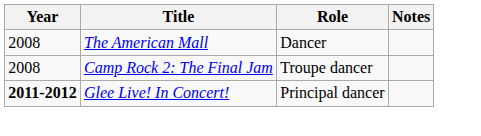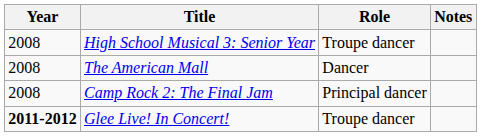+ row: (199, 42)
(326, 67) Troupe dancer -> (375, 93) Principal dancer
(332, 93) Principal dancer -> (368, 118) Troupe dancer
